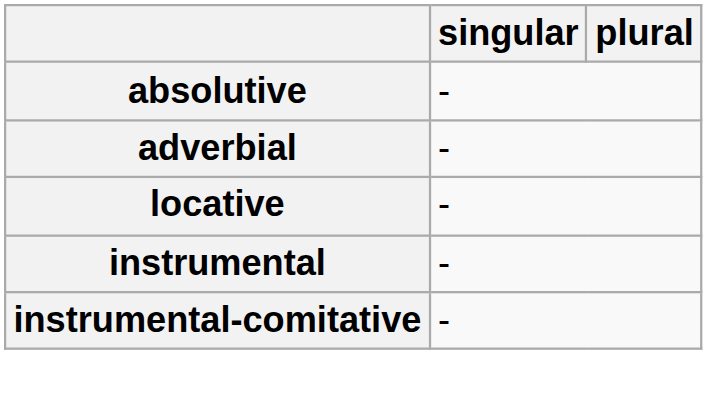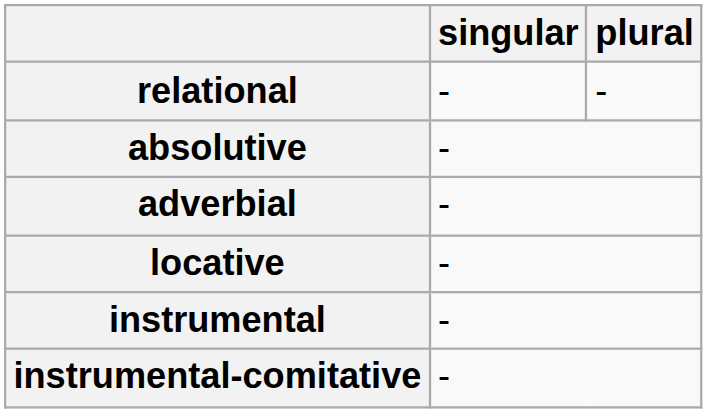+ row: (217, 90)
